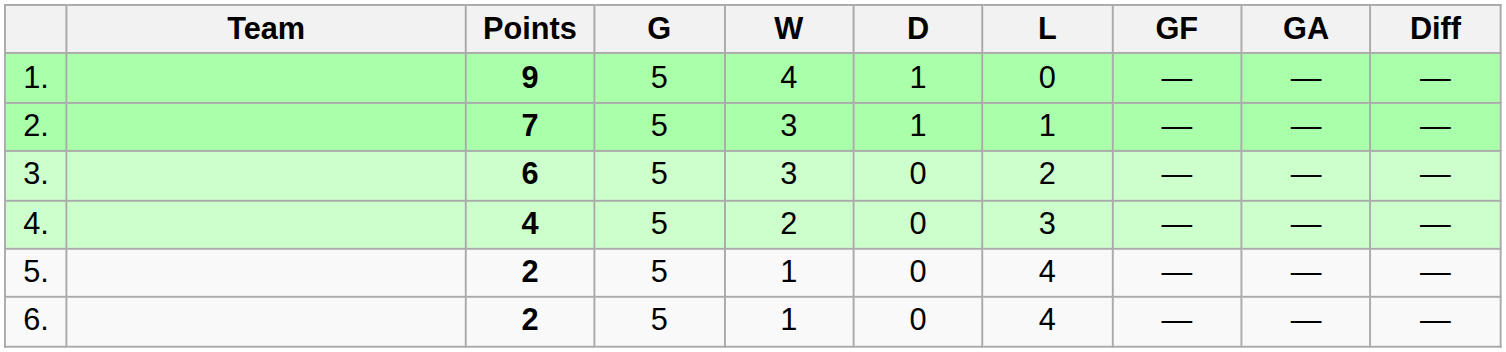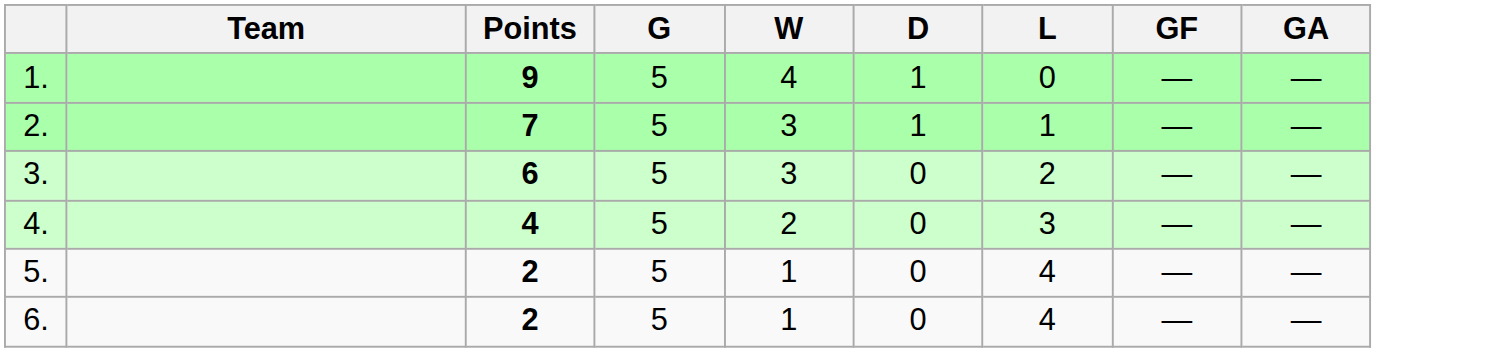- column: (1435, 28)
